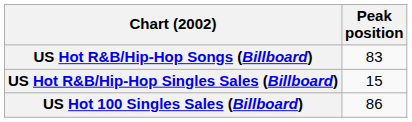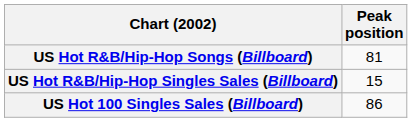(374, 57) 83 -> (374, 57) 81
